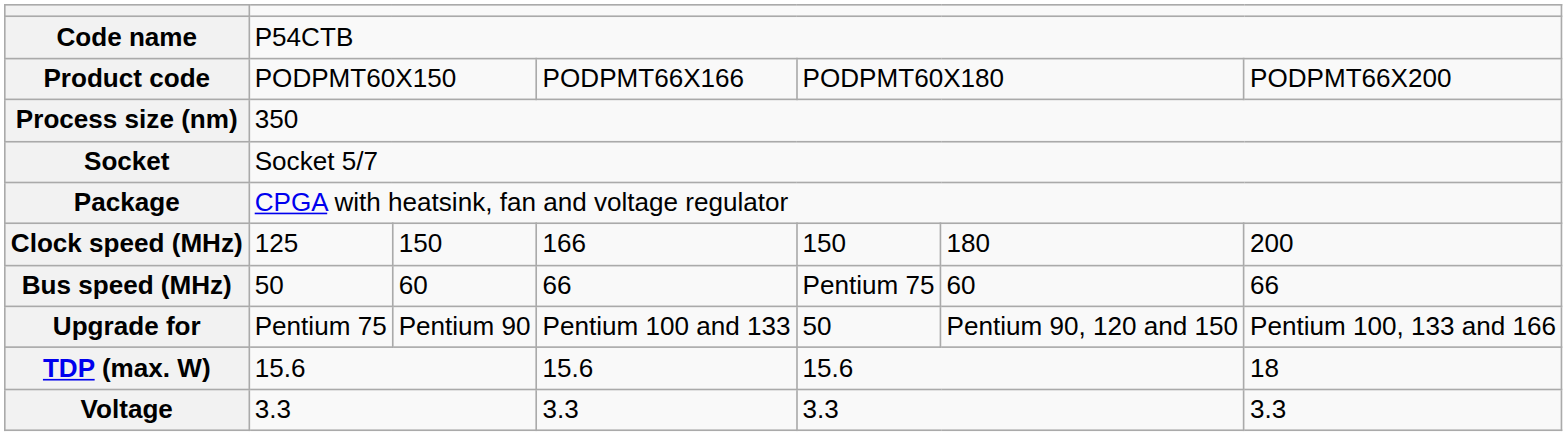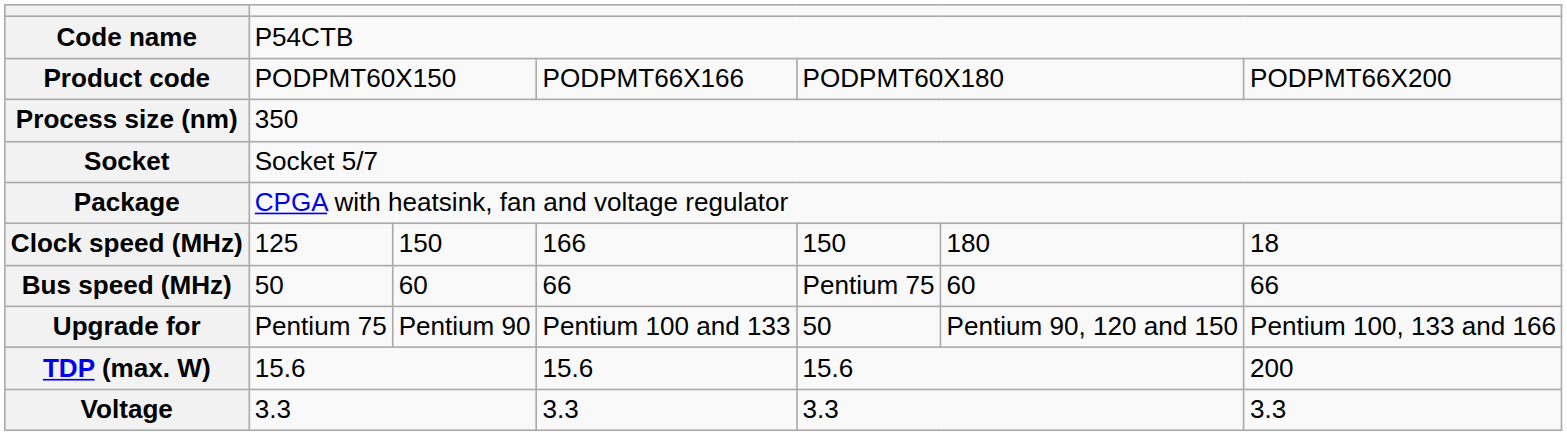(1272, 244) 200 -> (1265, 244) 18
(1265, 368) 18 -> (1272, 368) 200
